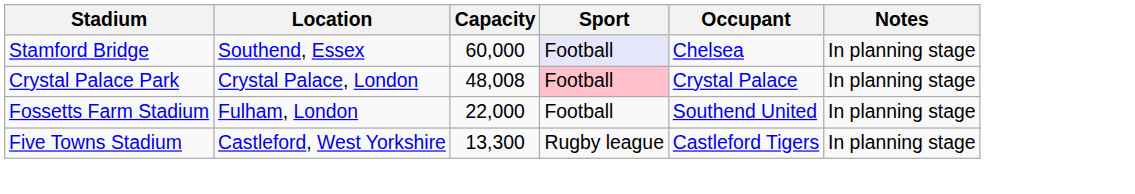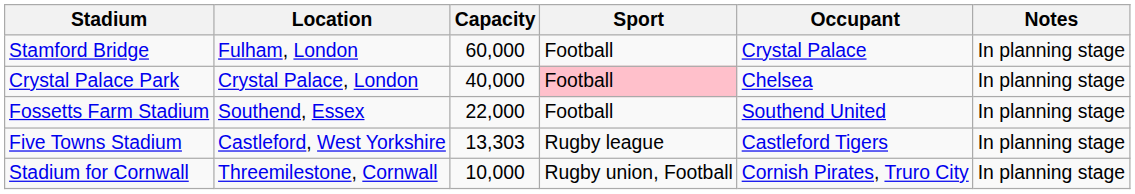(291, 50) Southend, Essex -> (288, 50) Fulham, London
(579, 50) lavender background -> (579, 50) no background
(708, 50) Chelsea -> (804, 50) Crystal Palace
(495, 81) 48,008 -> (495, 81) 40,000
(735, 81) Crystal Palace -> (777, 81) Chelsea
(288, 111) Fulham, London -> (291, 111) Southend, Essex
(495, 142) 13,300 -> (495, 142) 13,303
+ row: (99, 173)
